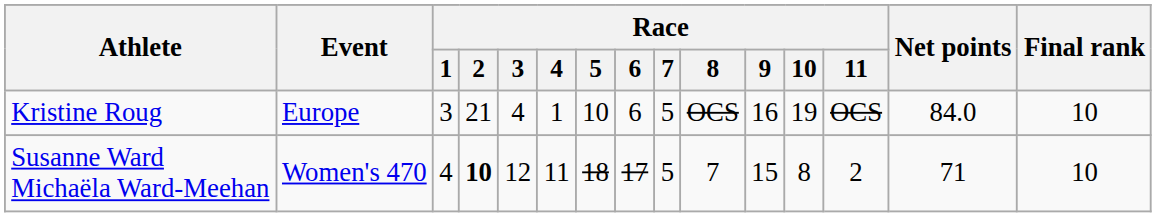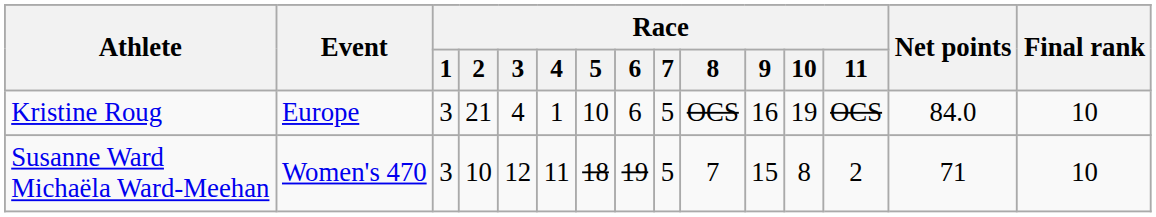(446, 172) 4 -> (446, 172) 3
(479, 172) bold -> (479, 172) normal
(635, 172) 17 -> (635, 172) 19
